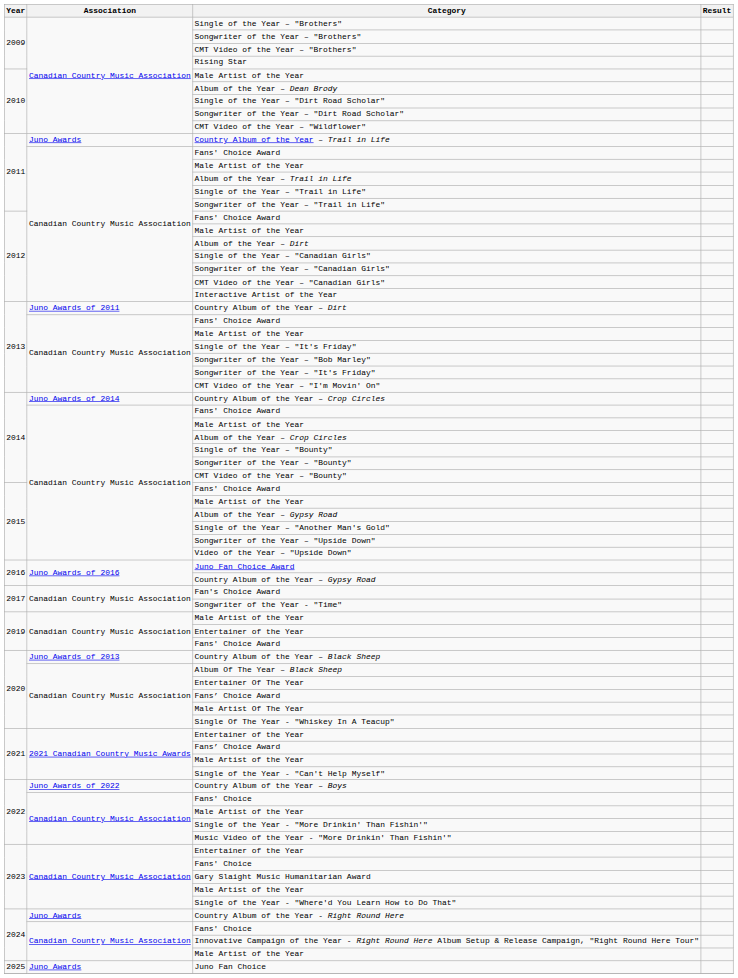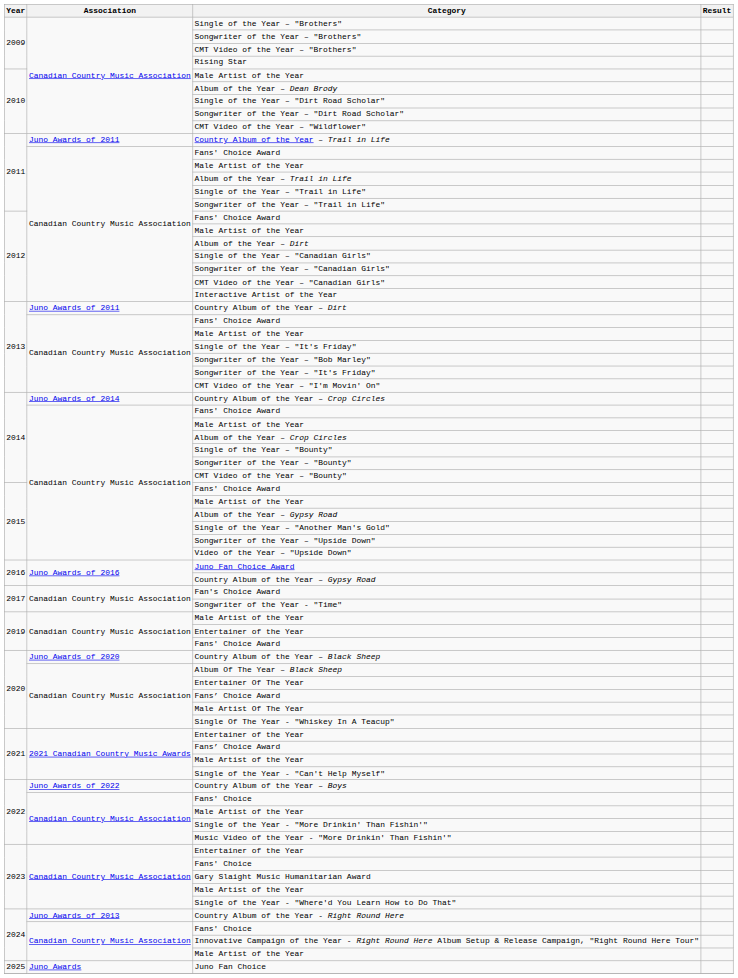(55, 140) Juno Awards -> (74, 140) Juno Awards of 2011
(74, 657) Juno Awards of 2013 -> (74, 657) Juno Awards of 2020
(55, 915) Juno Awards -> (74, 915) Juno Awards of 2013
